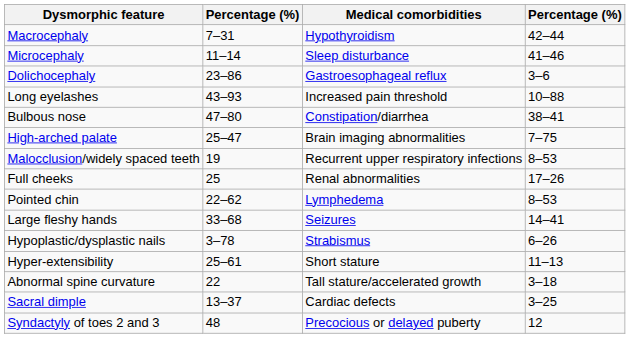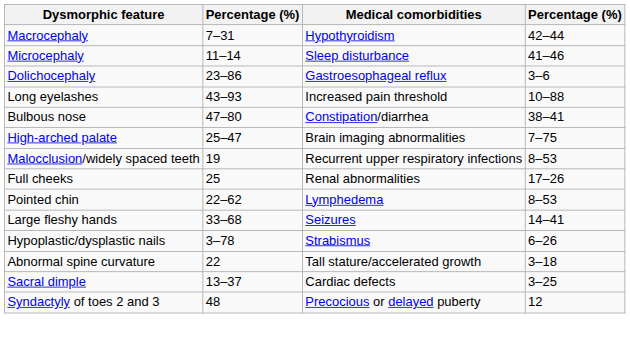- row: (60, 261)
